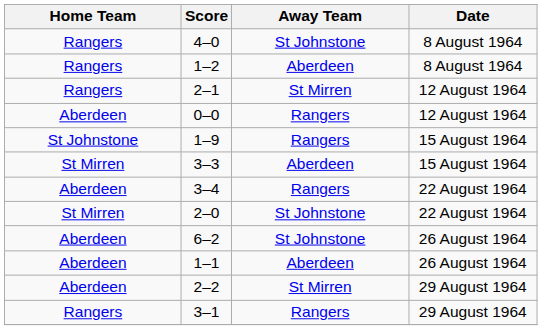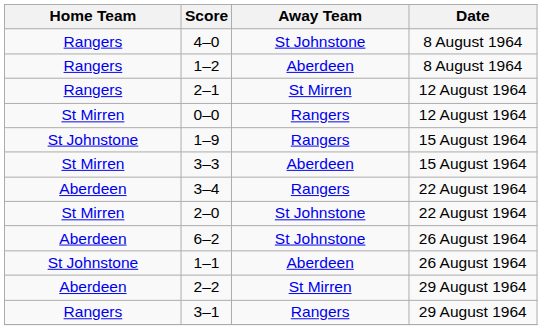(93, 115) Aberdeen -> (93, 115) St Mirren
(93, 262) Aberdeen -> (93, 262) St Johnstone
